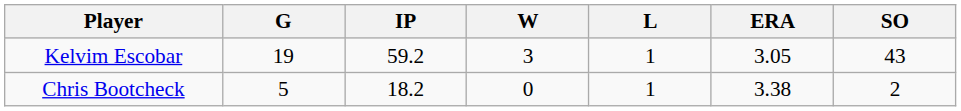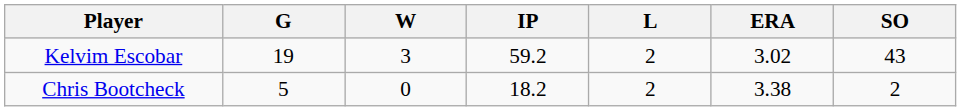columns swapped: (406, 21) <-> (528, 21)
(650, 55) 1 -> (650, 55) 2
(773, 55) 3.05 -> (773, 55) 3.02
(650, 88) 1 -> (650, 88) 2
